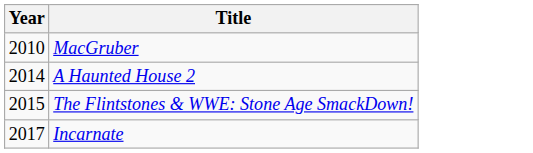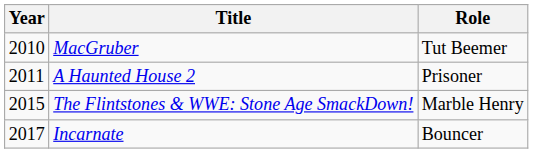+ column: (473, 18)
(27, 76) 2014 -> (26, 76) 2011
